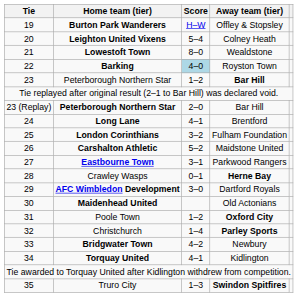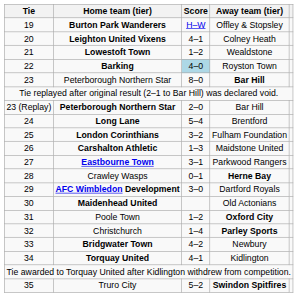(196, 38) 5–4 -> (196, 38) 4–1
(196, 52) 8–0 -> (196, 52) 1–2
(196, 79) 1–2 -> (196, 79) 8–0
(196, 121) 4–1 -> (196, 121) 5–4
(196, 148) 5–2 -> (196, 148) 1–3
(196, 285) 1–3 -> (196, 285) 5–2
